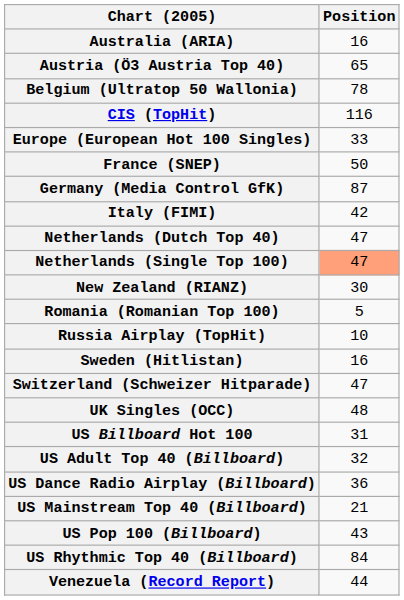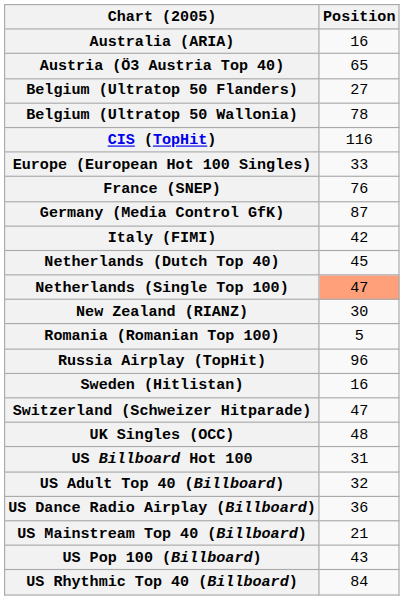+ row: (162, 91)
(359, 164) 50 -> (359, 189) 76
(359, 238) 47 -> (359, 263) 45
(359, 336) 10 -> (359, 361) 96
- row: (162, 582)
